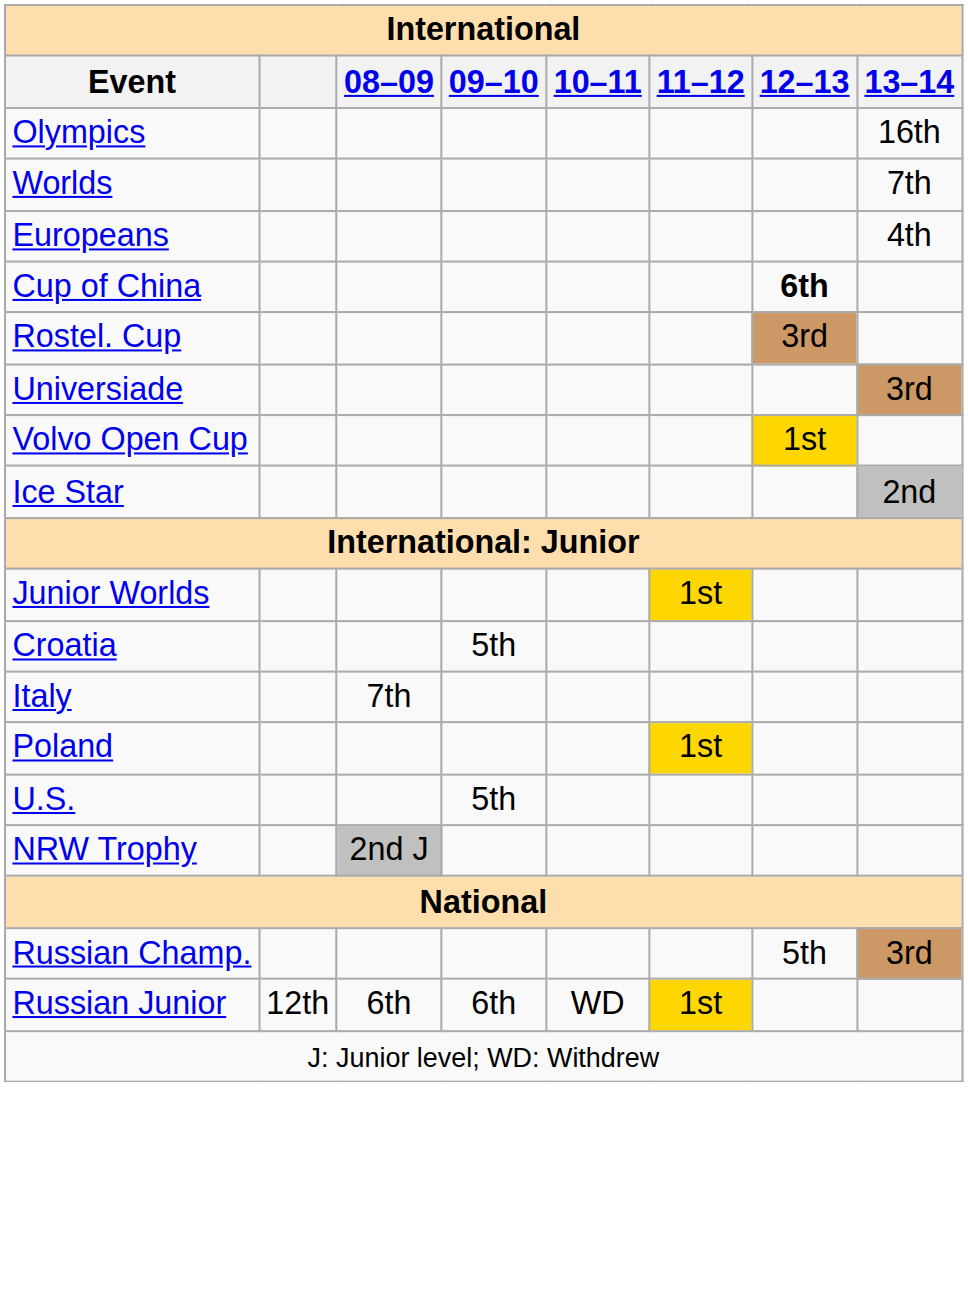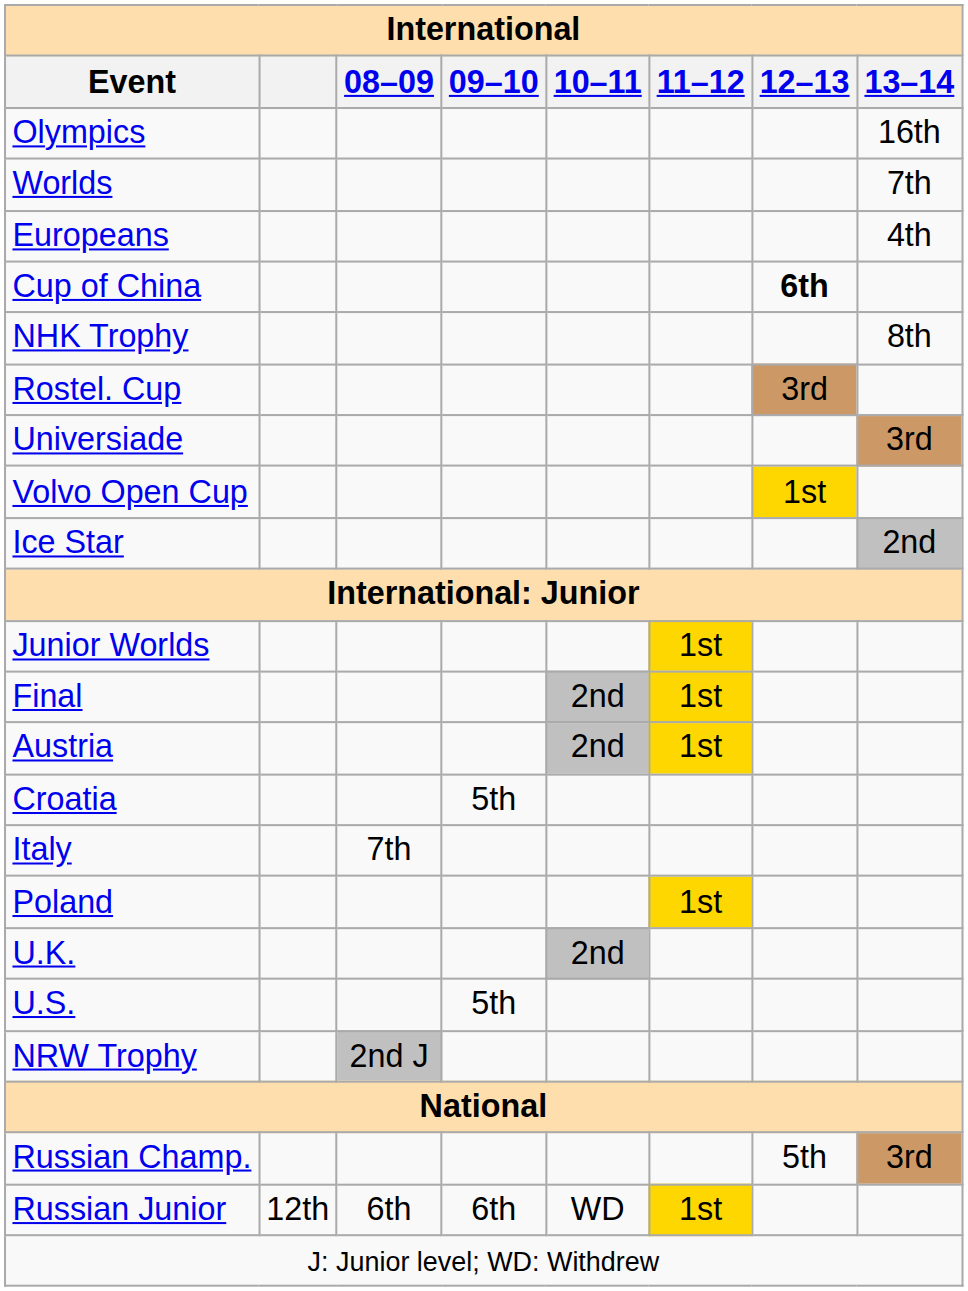+ row: (100, 337)
+ row: (47, 696)
+ row: (63, 747)
+ row: (44, 952)
